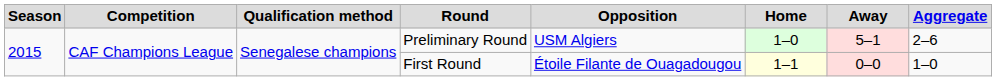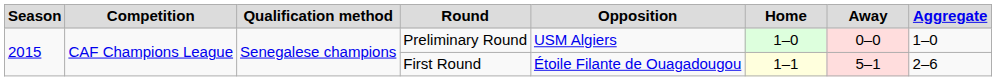(868, 40) 5–1 -> (868, 40) 0–0
(925, 40) 2–6 -> (925, 40) 1–0
(868, 64) 0–0 -> (868, 64) 5–1
(925, 64) 1–0 -> (925, 64) 2–6
